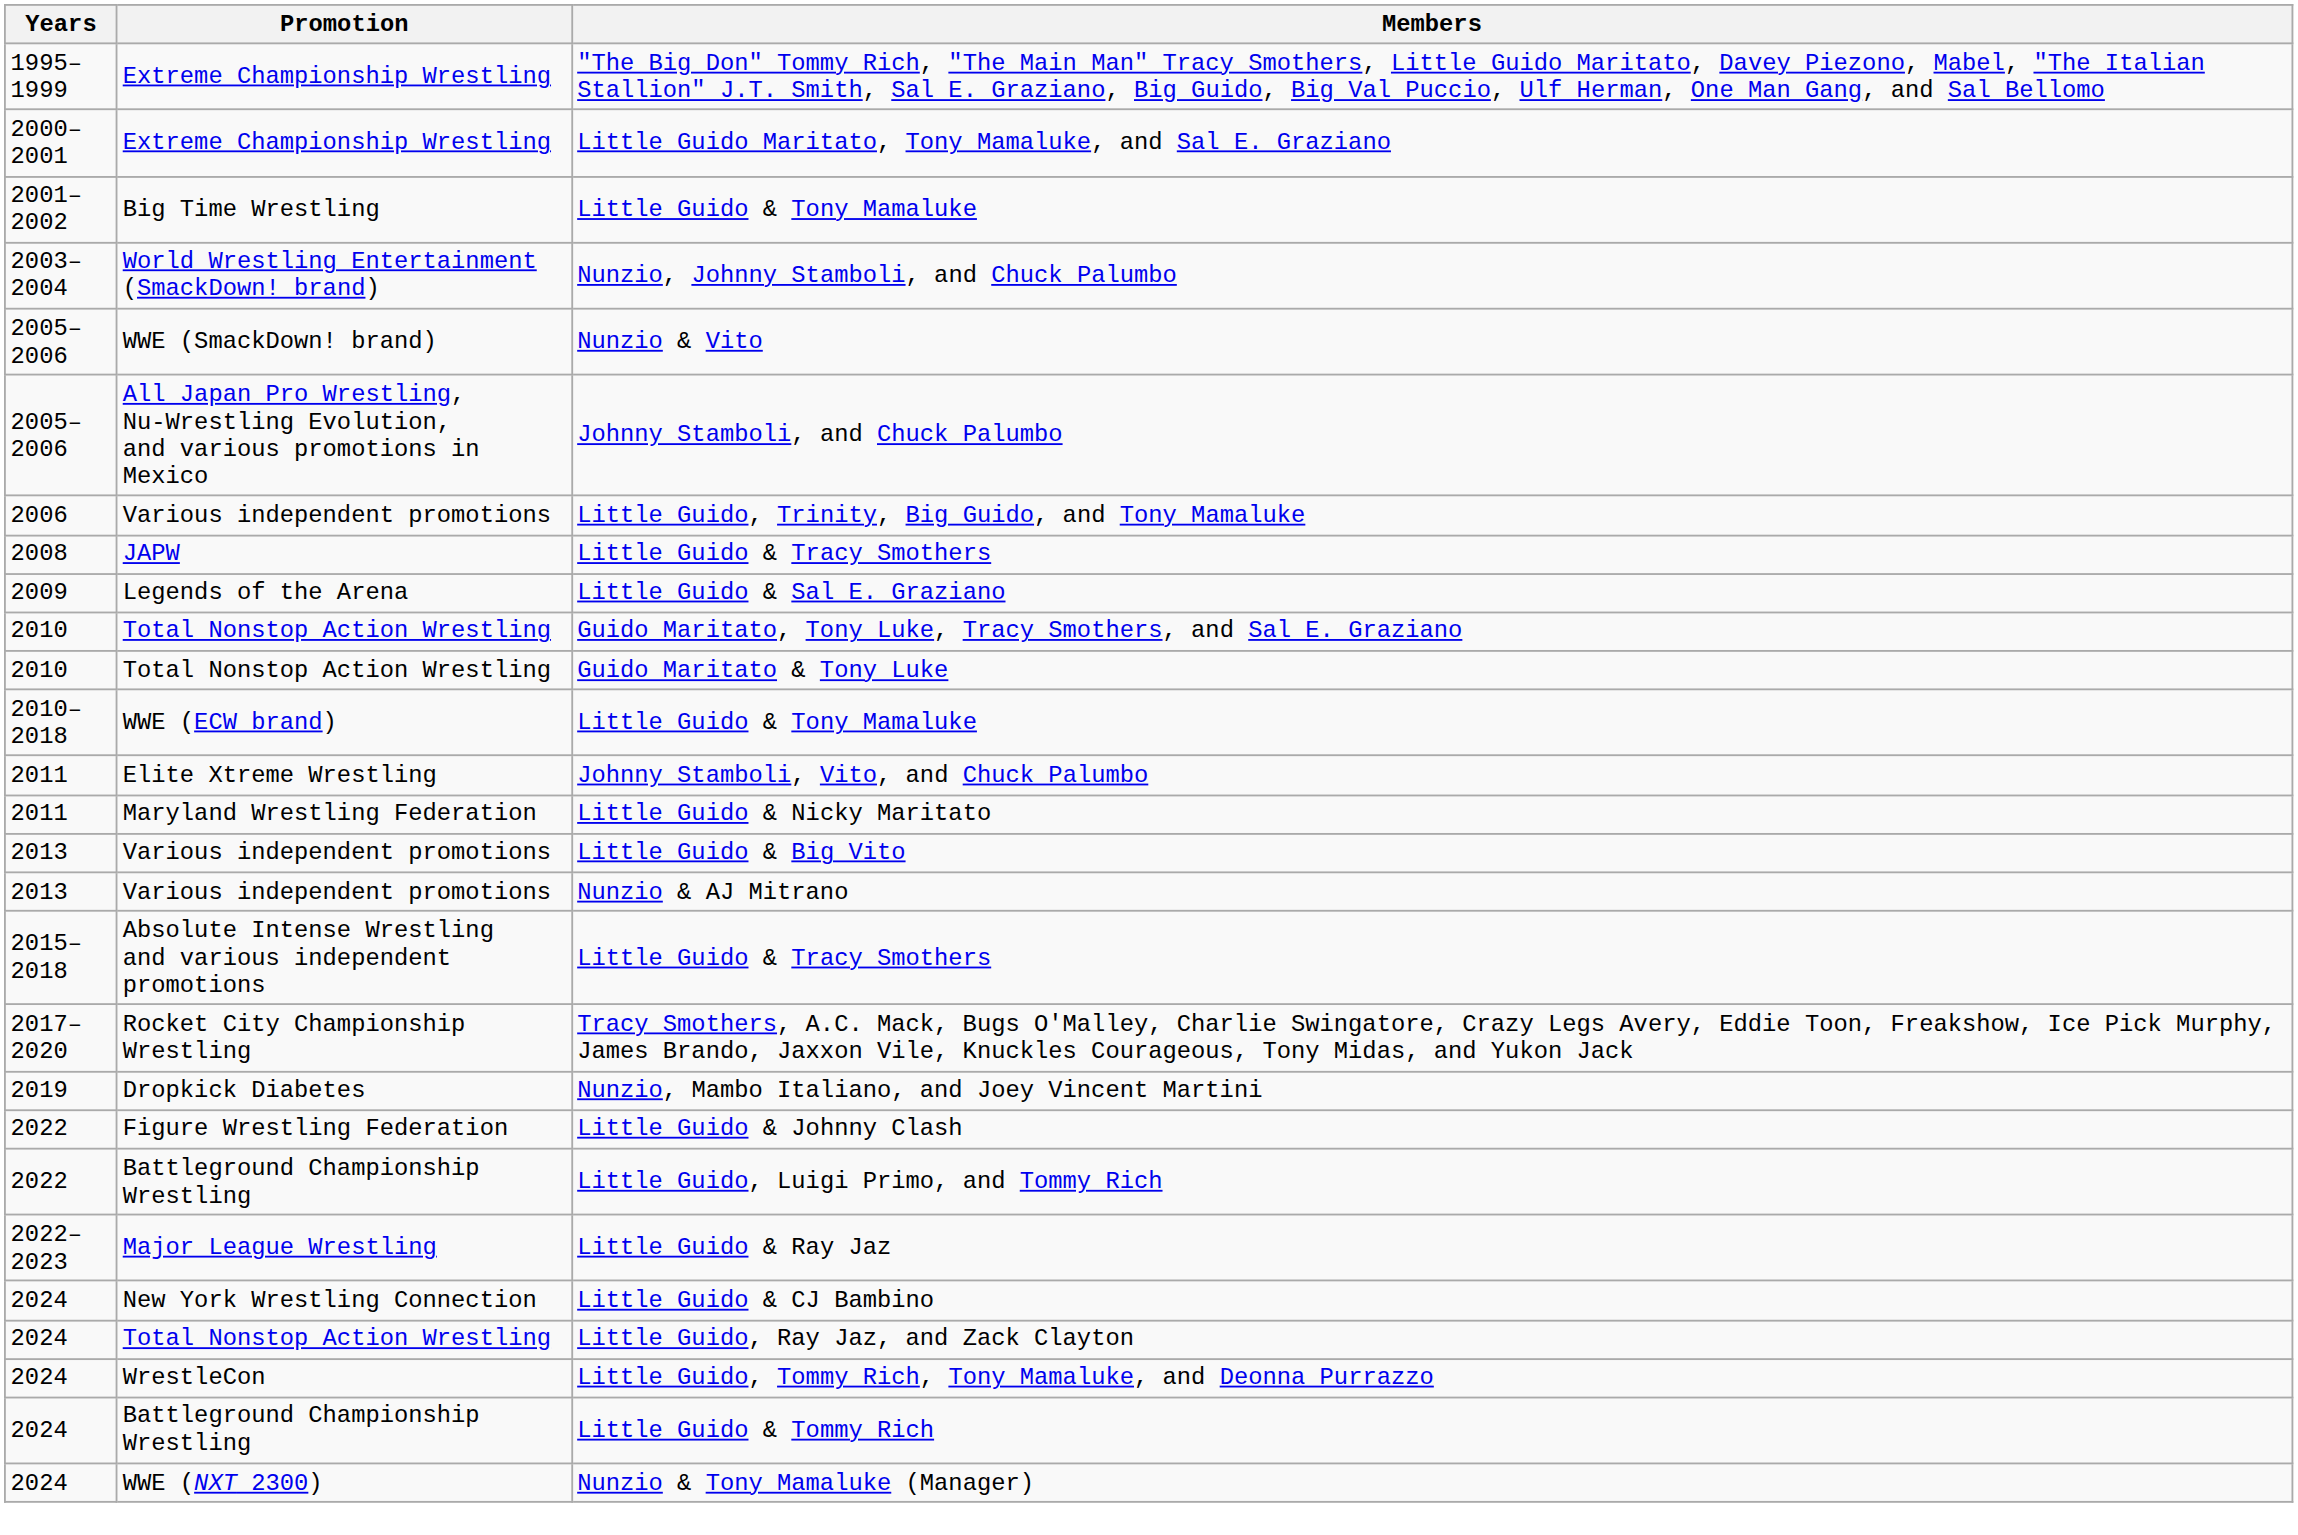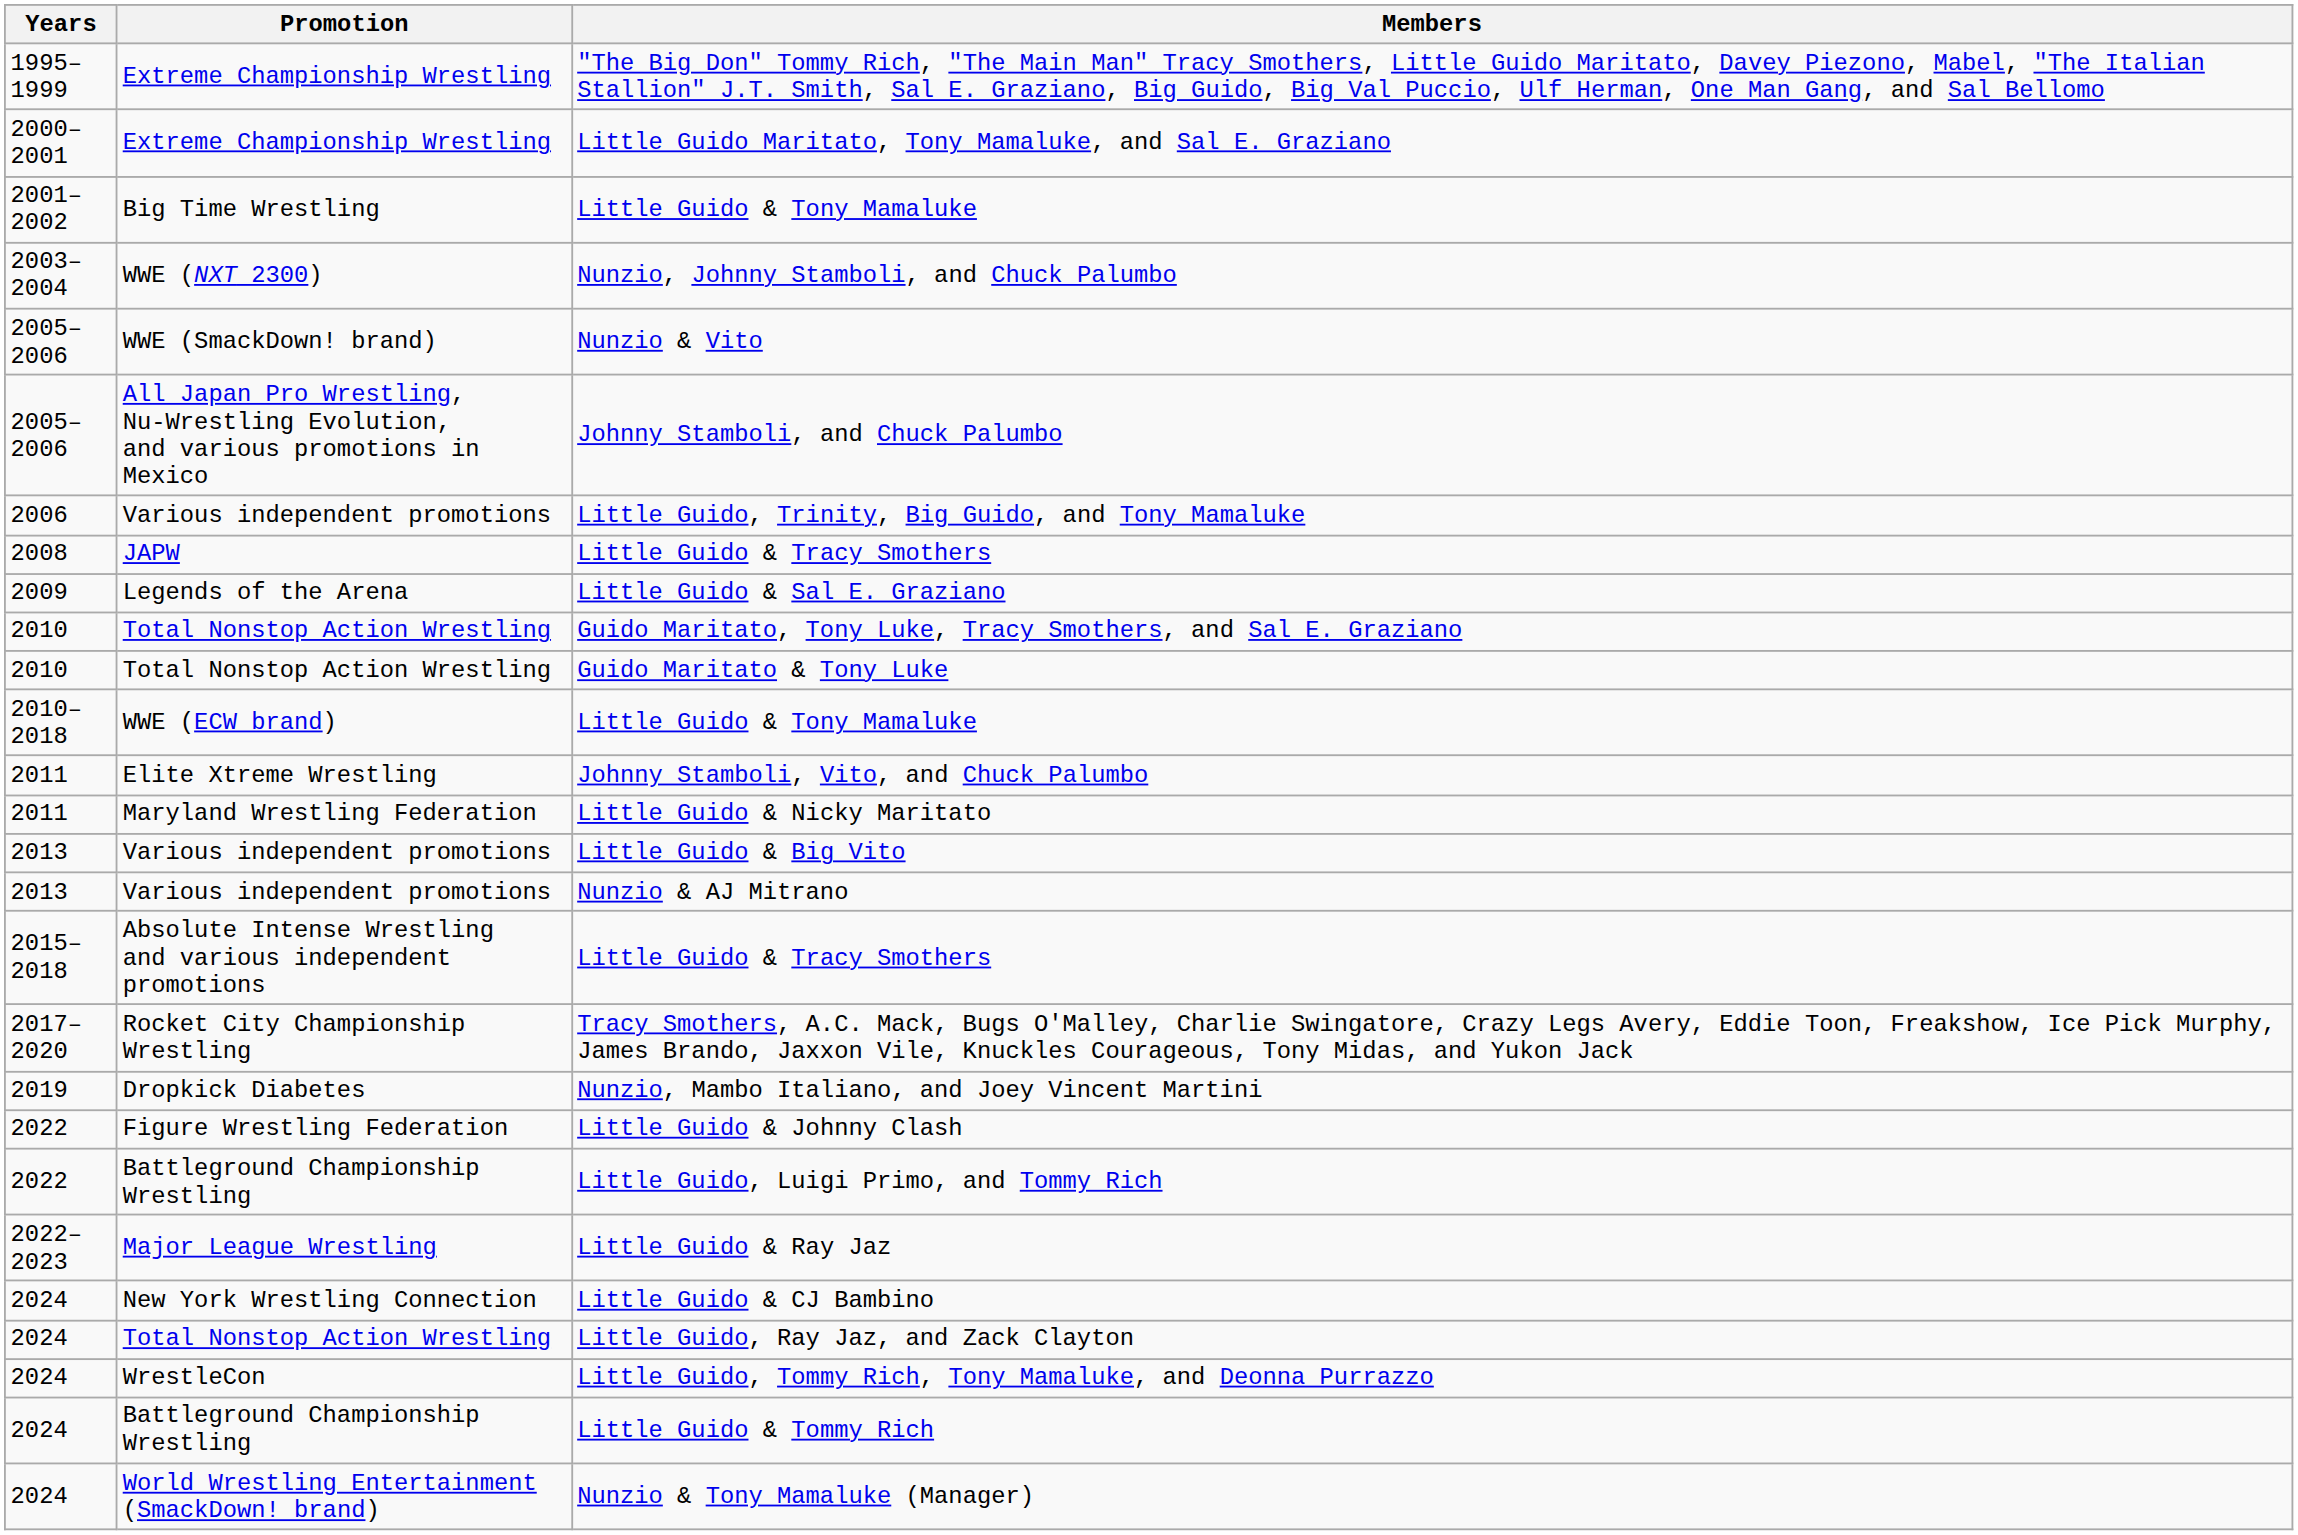(330, 275) World Wrestling Entertainment (SmackDown! brand) -> (223, 275) WWE (NXT 2300)
(223, 1483) WWE (NXT 2300) -> (330, 1497) World Wrestling Entertainment (SmackDown! brand)
